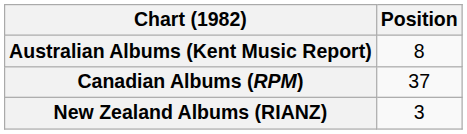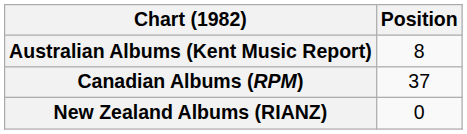(419, 112) 3 -> (419, 112) 0
